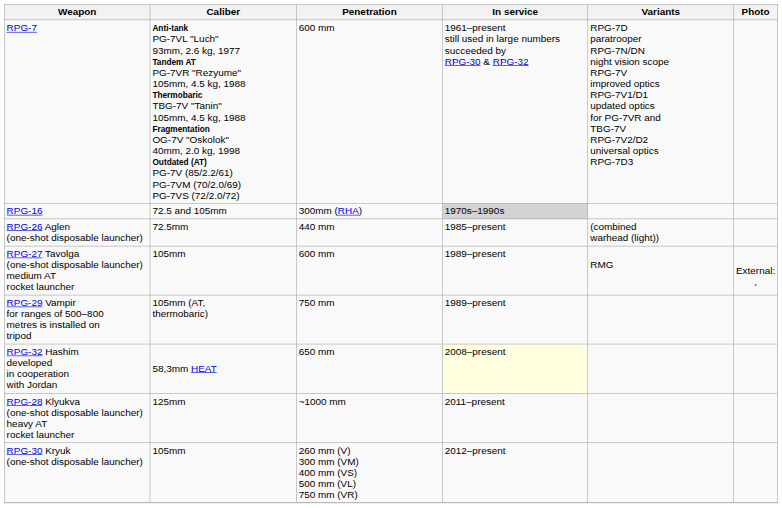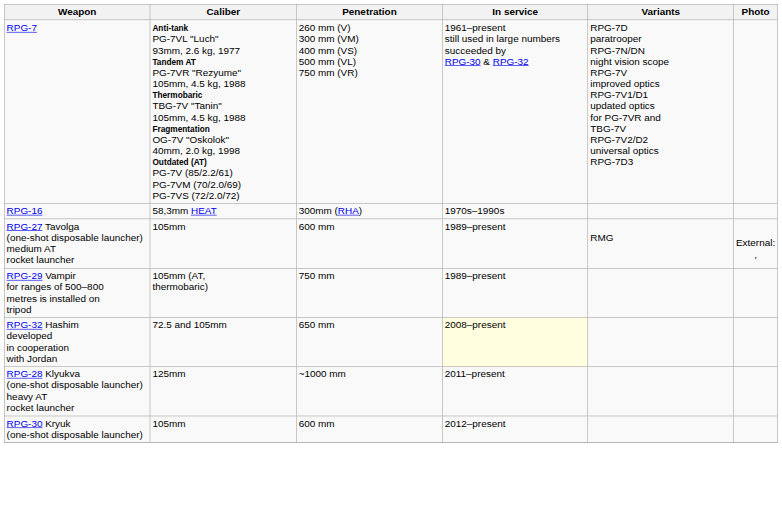(317, 28) 600 mm -> (329, 50) 260 mm (V) 300 mm (VM) 400 mm (VS) 500 mm (VL) 750 mm (VR)
(190, 211) 72.5 and 105mm -> (185, 211) 58,3mm HEAT
(475, 211) lightgrey background -> (475, 211) no background
- row: (75, 232)
(185, 369) 58,3mm HEAT -> (190, 325) 72.5 and 105mm
(329, 473) 260 mm (V) 300 mm (VM) 400 mm (VS) 500 mm (VL) 750 mm (VR) -> (317, 423) 600 mm
